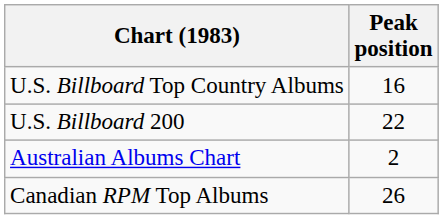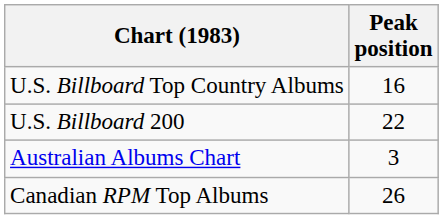(394, 158) 2 -> (394, 158) 3
